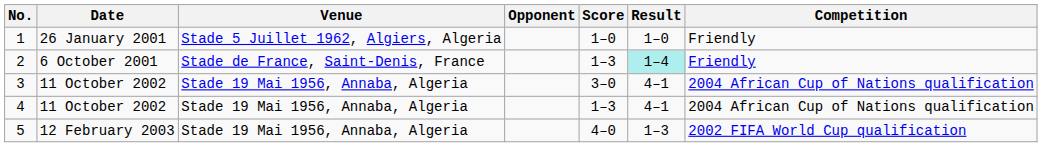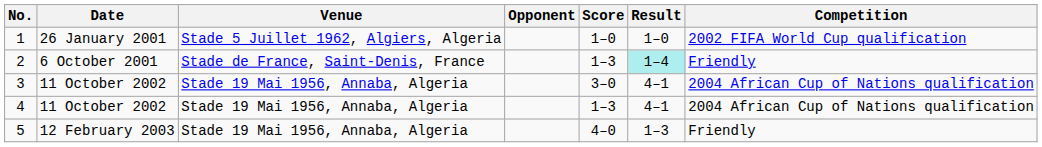(722, 39) Friendly -> (827, 39) 2002 FIFA World Cup qualification
(827, 130) 2002 FIFA World Cup qualification -> (722, 130) Friendly
